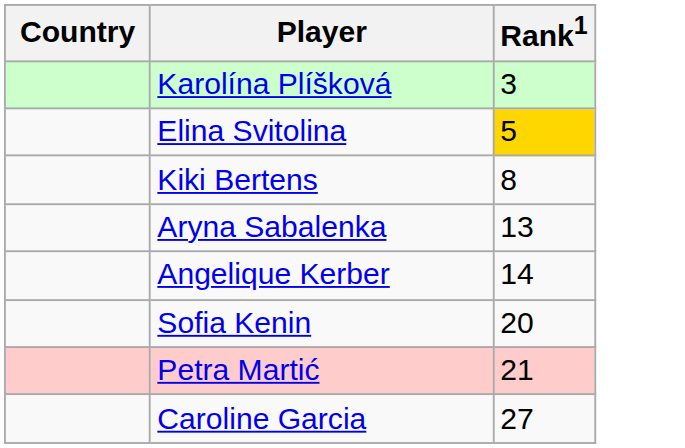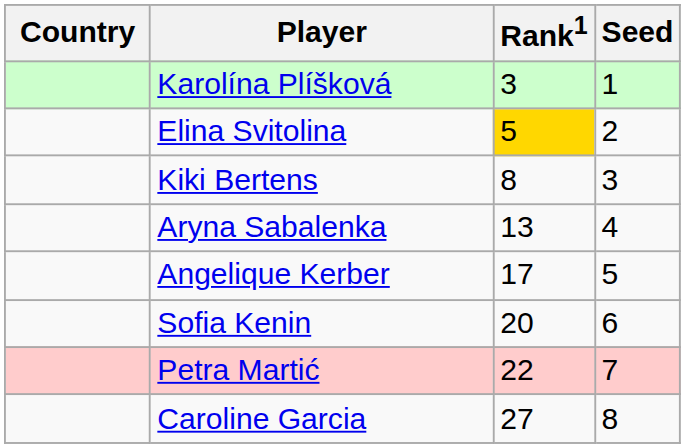+ column: (638, 32)
(517, 275) 14 -> (517, 275) 17
(517, 370) 21 -> (517, 370) 22
